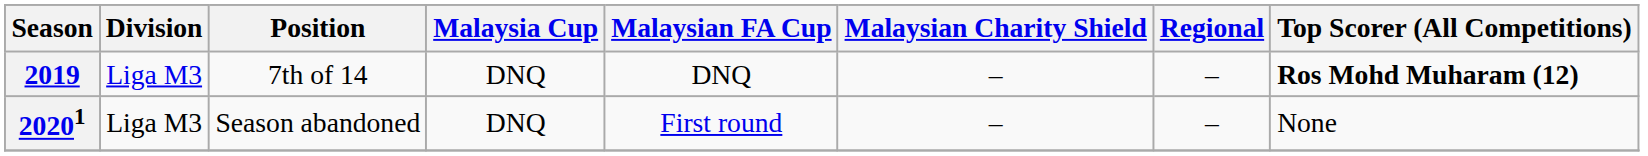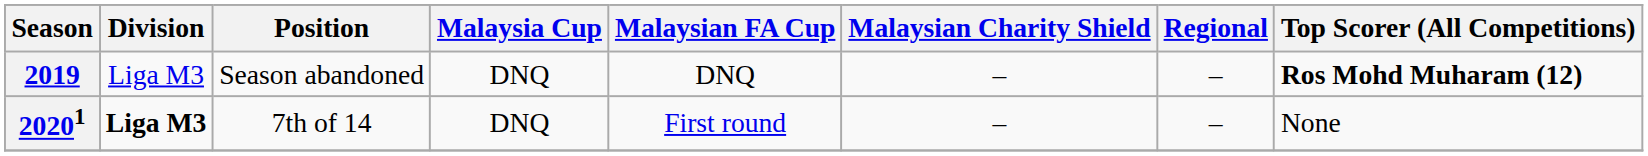(318, 73) 7th of 14 -> (322, 73) Season abandoned
(154, 123) normal -> (156, 123) bold
(318, 123) Season abandoned -> (322, 123) 7th of 14
